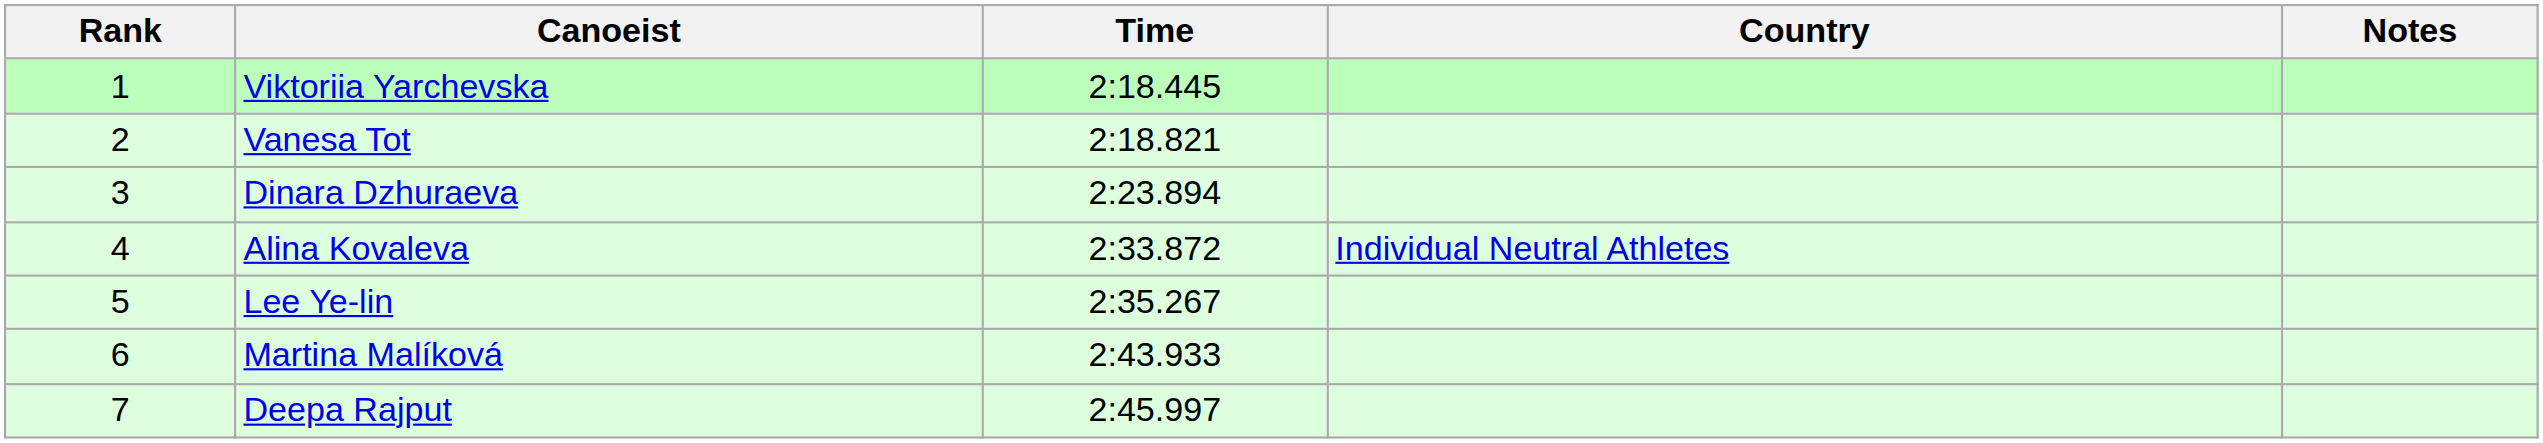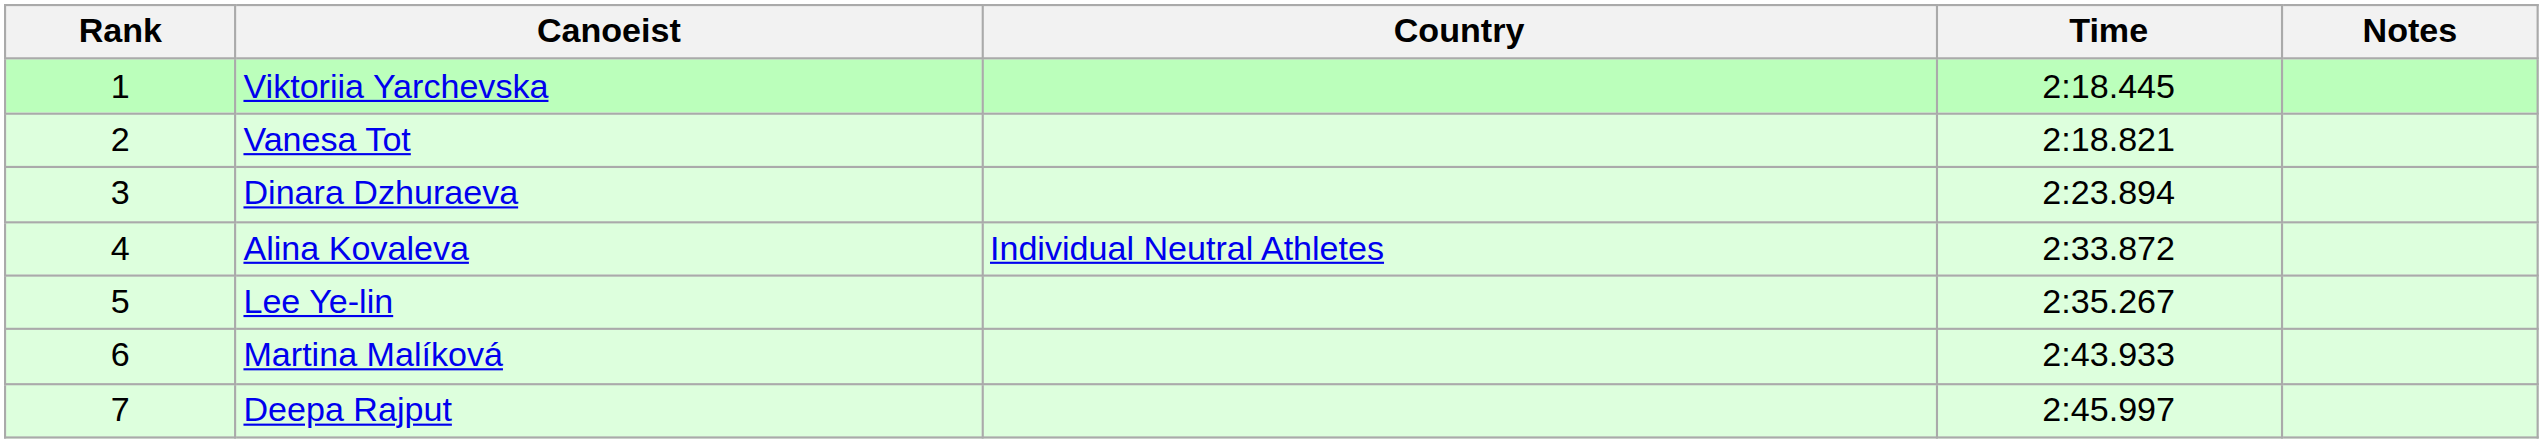columns swapped: (1804, 31) <-> (1155, 31)
